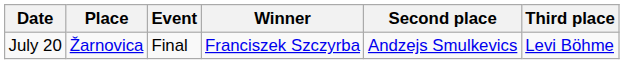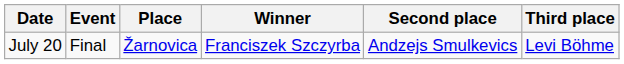columns swapped: (107, 18) <-> (174, 18)
